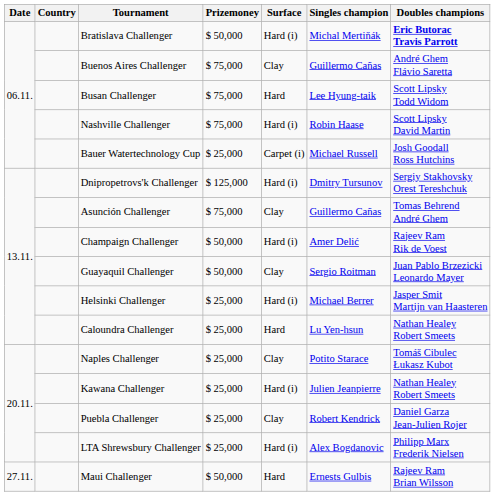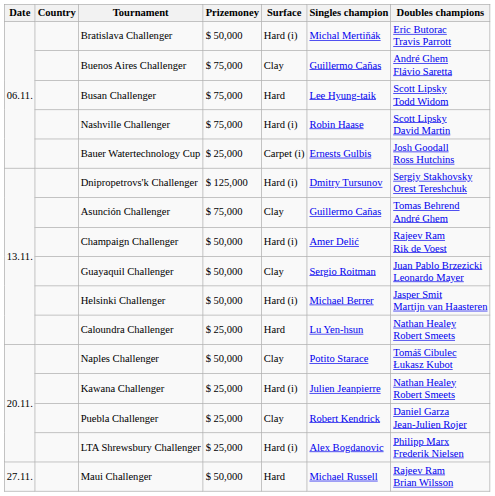(425, 35) bold -> (422, 35) normal
(344, 153) Michael Russell -> (340, 153) Ernests Gulbis
(224, 300) $ 25,000 -> (224, 300) $ 50,000
(224, 358) $ 25,000 -> (224, 358) $ 50,000
(340, 476) Ernests Gulbis -> (344, 476) Michael Russell
